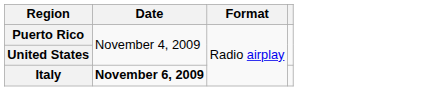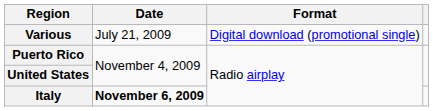+ row: (48, 34)
